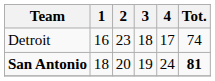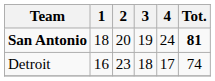rows swapped: (29, 40) <-> (47, 64)
